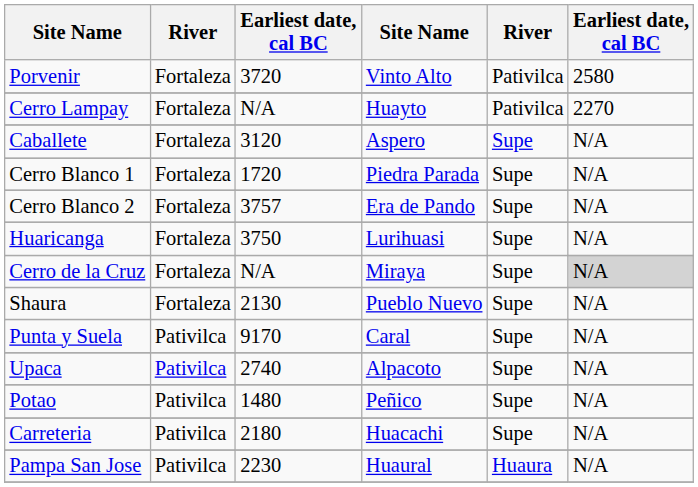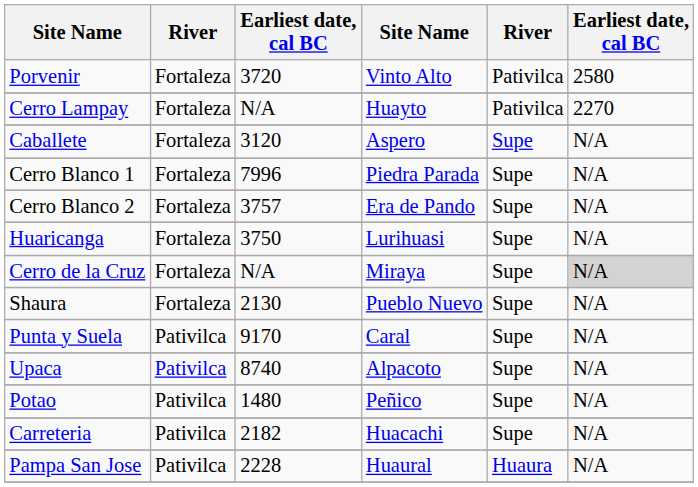(261, 173) 1720 -> (261, 173) 7996
(261, 368) 2740 -> (261, 368) 8740
(261, 433) 2180 -> (261, 433) 2182
(261, 466) 2230 -> (261, 466) 2228
